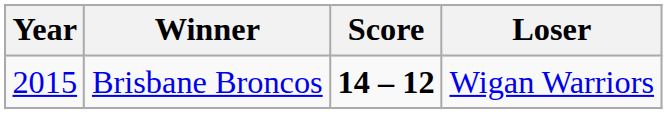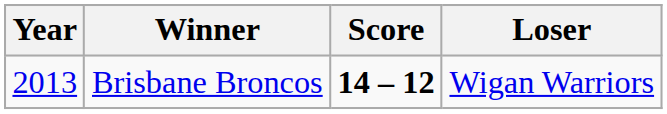(45, 81) 2015 -> (45, 81) 2013
